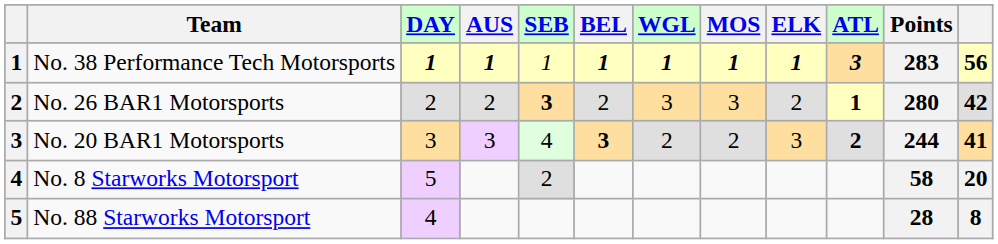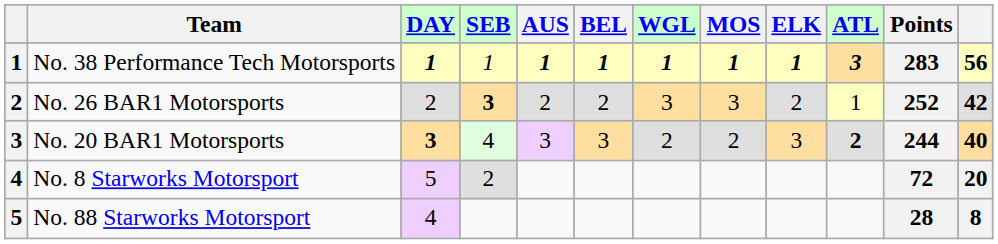columns swapped: (547, 23) <-> (490, 23)
(856, 101) bold -> (856, 101) normal
(921, 101) 280 -> (921, 101) 252
(431, 139) normal -> (431, 139) bold
(603, 139) bold -> (603, 139) normal
(976, 139) 41 -> (976, 139) 40
(921, 178) 58 -> (921, 178) 72
